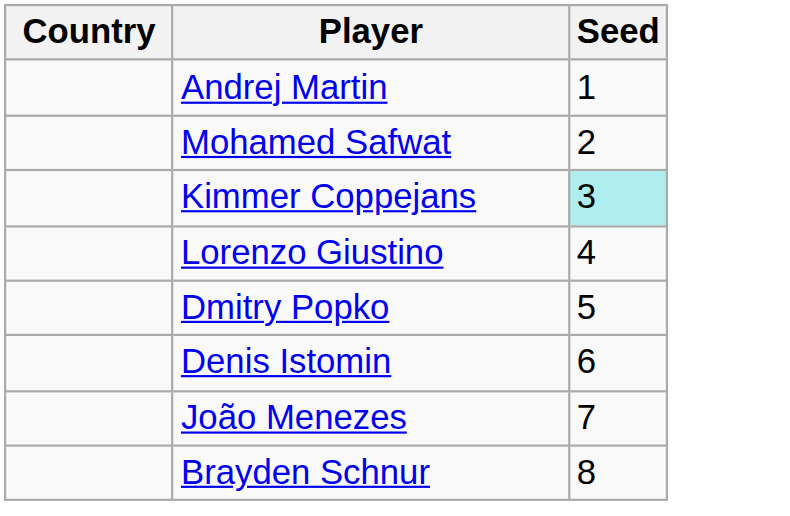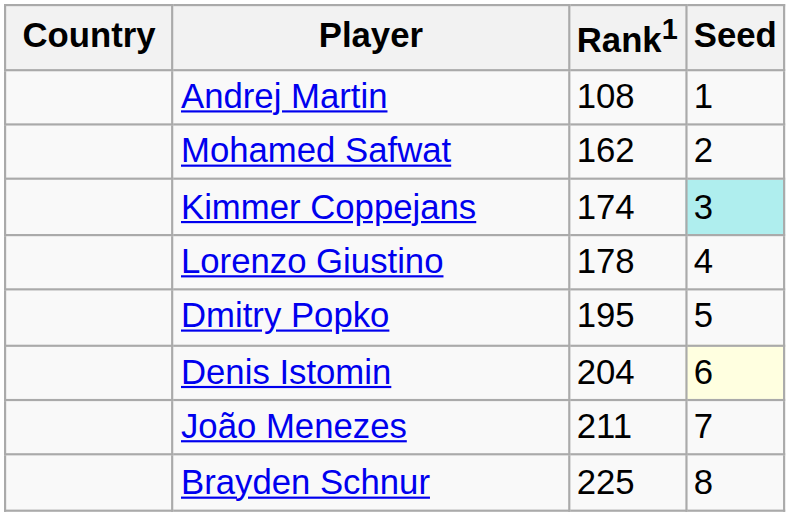+ column: (627, 36)
(586, 362) no background -> (703, 371) lightyellow background
